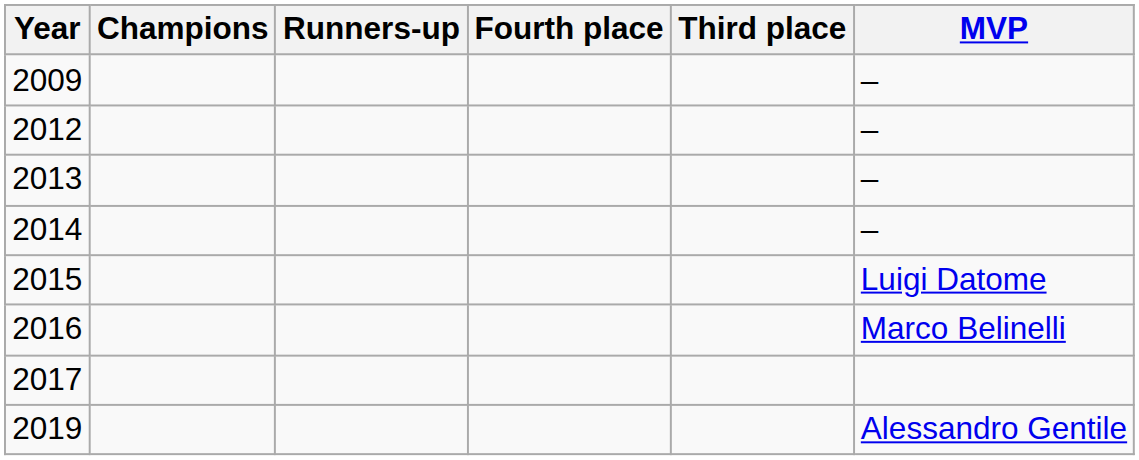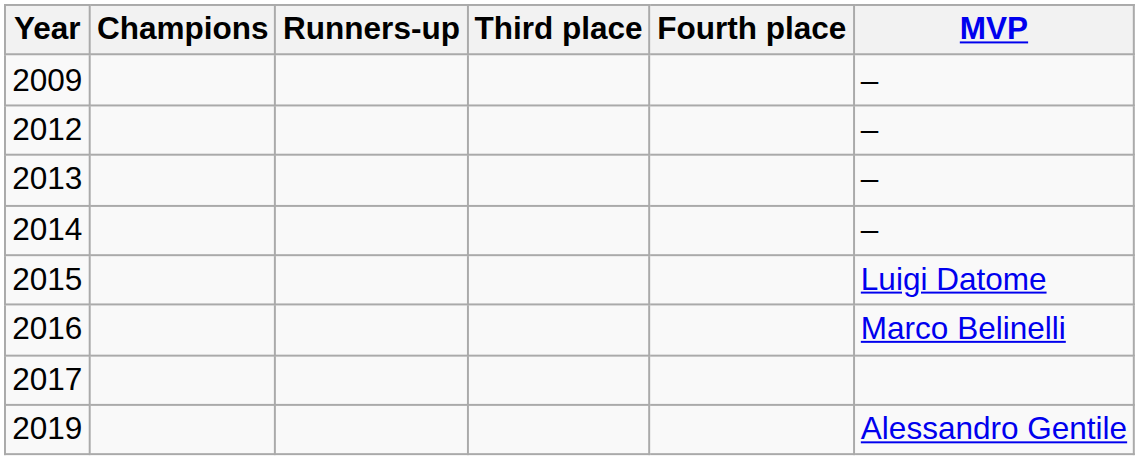columns swapped: (762, 29) <-> (569, 29)
